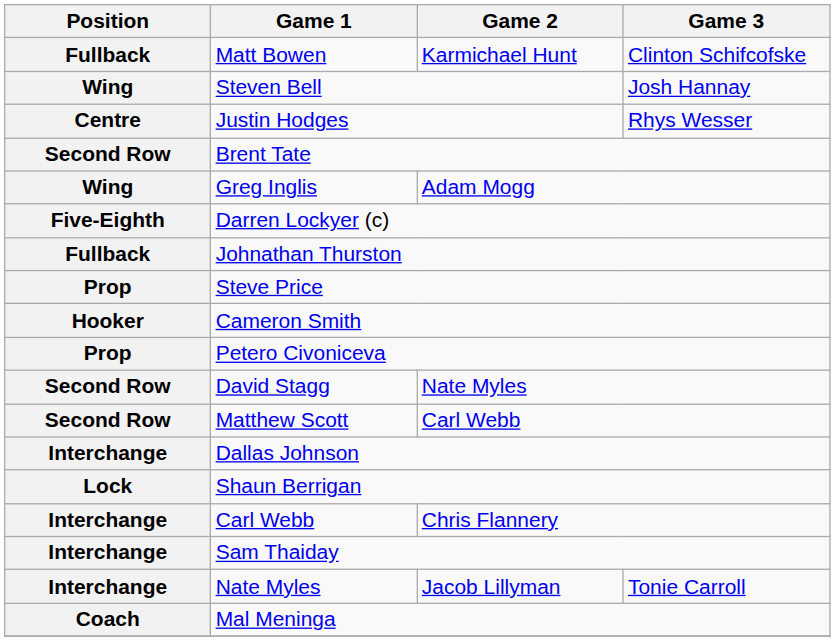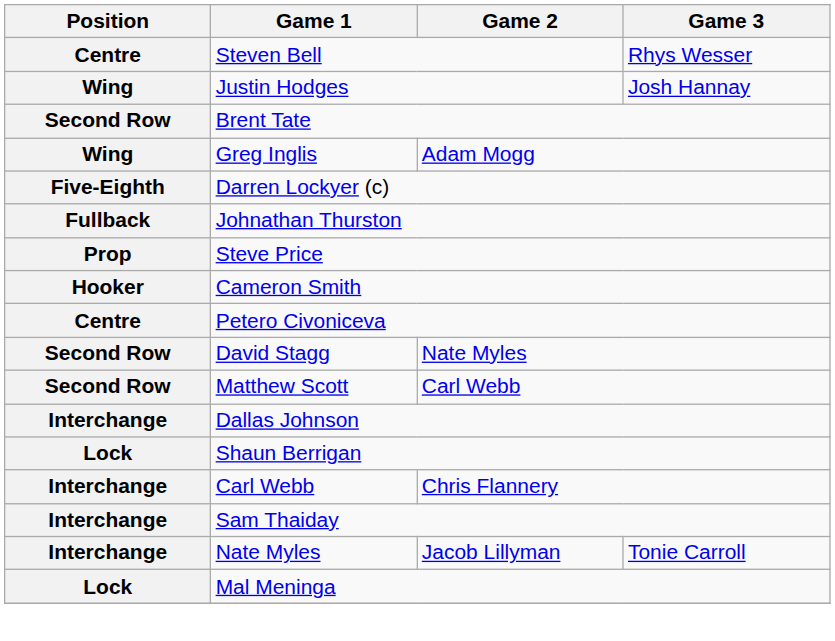- row: (271, 54)
(108, 87) Wing -> (108, 54) Centre
(689, 87) Josh Hannay -> (690, 54) Rhys Wesser
(108, 120) Centre -> (108, 87) Wing
(690, 120) Rhys Wesser -> (689, 87) Josh Hannay
(108, 353) Prop -> (108, 320) Centre
(108, 619) Coach -> (108, 586) Lock
